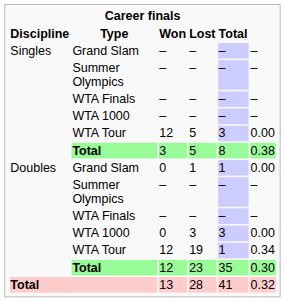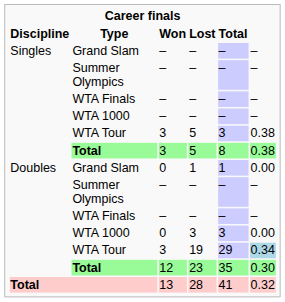(166, 133) 12 -> (163, 133) 3
(263, 133) 0.00 -> (263, 133) 0.38
(166, 250) 12 -> (163, 250) 3
(222, 250) 1 -> (226, 250) 29
(263, 250) no background -> (263, 250) lightblue background
